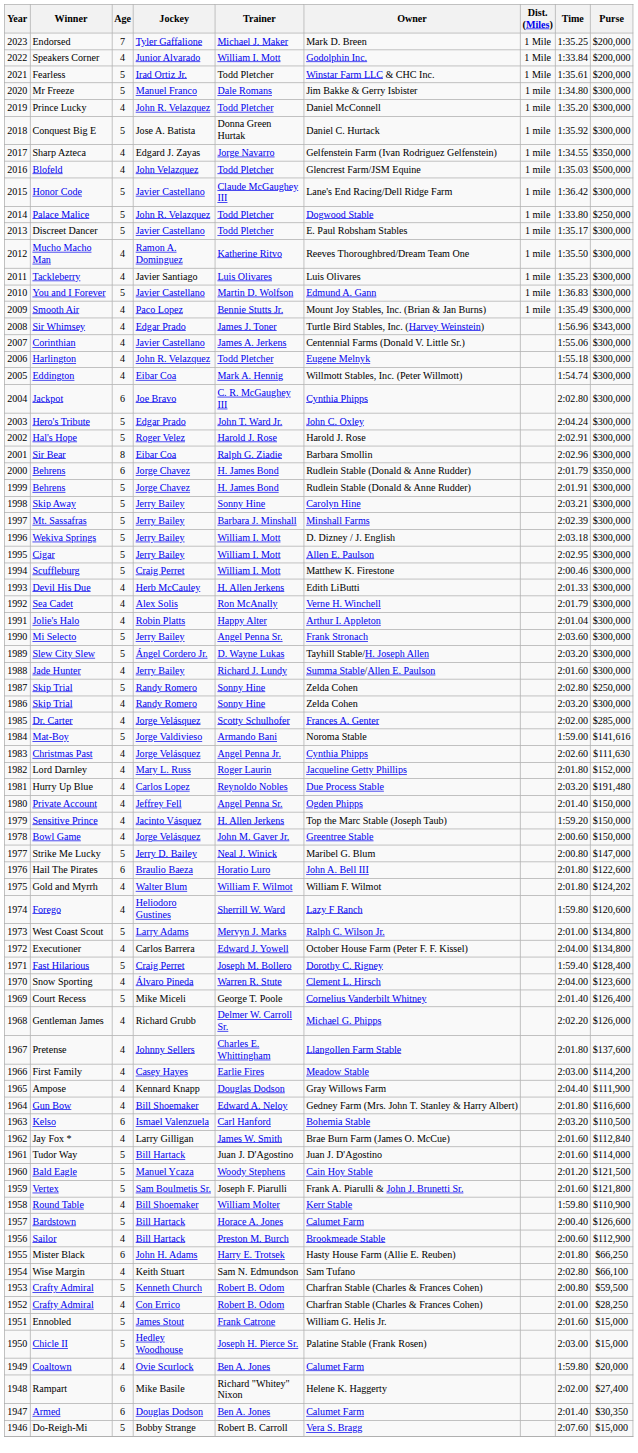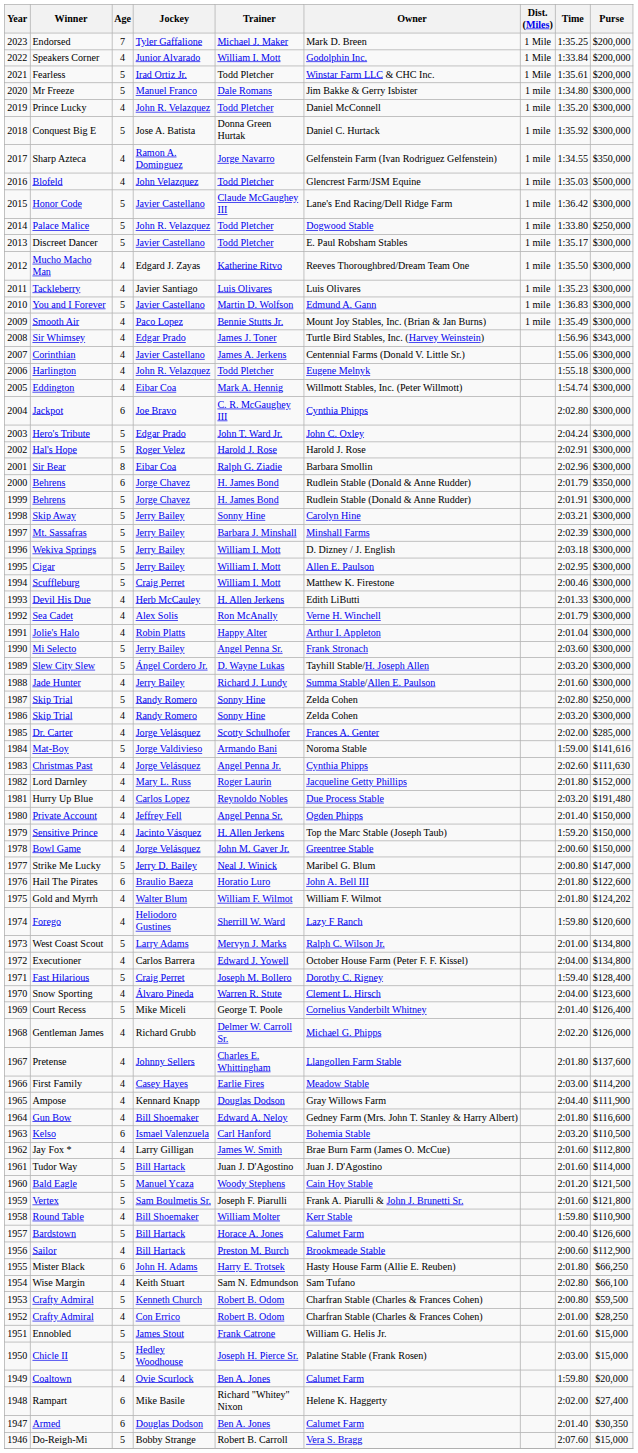(168, 153) Edgard J. Zayas -> (159, 159) Ramon A. Dominguez
(159, 254) Ramon A. Dominguez -> (168, 266) Edgard J. Zayas
(612, 1139) $112,840 -> (612, 1151) $112,800
